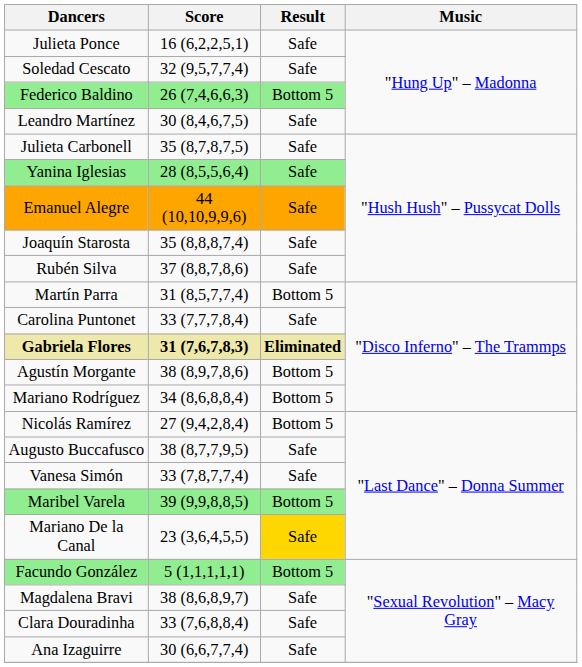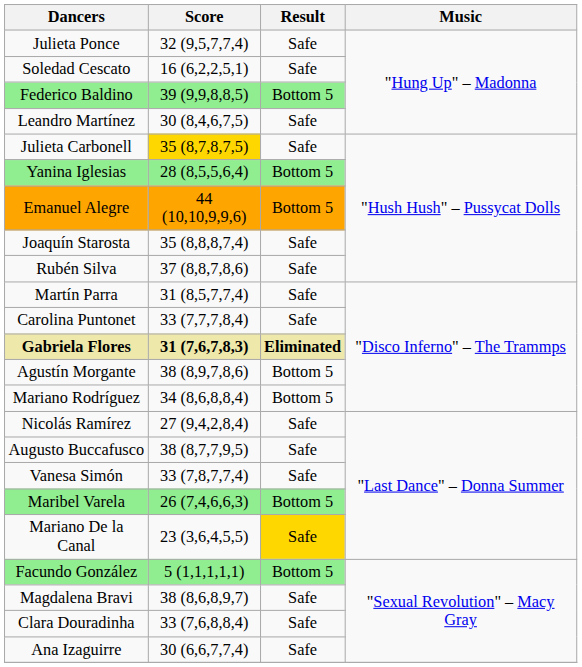(204, 43) 16 (6,2,2,5,1) -> (204, 43) 32 (9,5,7,7,4)
(204, 69) 32 (9,5,7,7,4) -> (204, 69) 16 (6,2,2,5,1)
(204, 95) 26 (7,4,6,6,3) -> (204, 95) 39 (9,9,8,8,5)
(204, 146) no background -> (204, 146) gold background
(303, 172) Safe -> (303, 172) Bottom 5
(303, 207) Safe -> (303, 207) Bottom 5
(303, 294) Bottom 5 -> (303, 294) Safe
(303, 424) Bottom 5 -> (303, 424) Safe
(204, 501) 39 (9,9,8,8,5) -> (204, 501) 26 (7,4,6,6,3)
